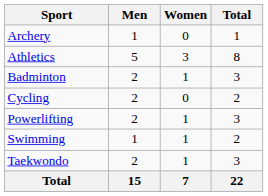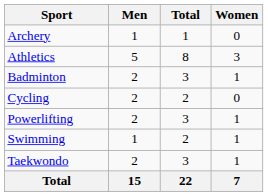columns swapped: (186, 14) <-> (237, 14)
